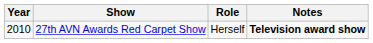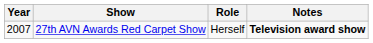(19, 30) 2010 -> (19, 30) 2007
